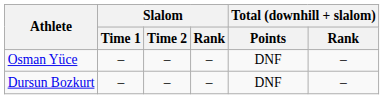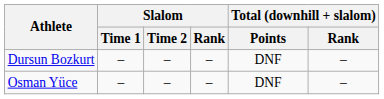rows swapped: (43, 60) <-> (51, 83)
